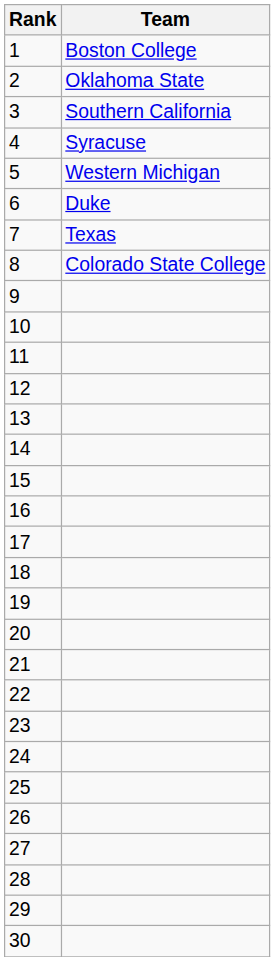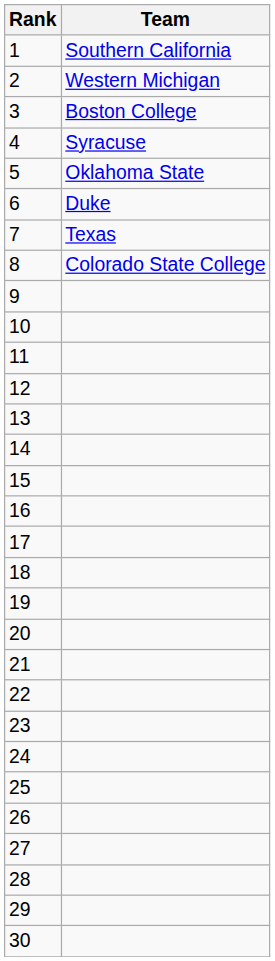(131, 50) Boston College -> (148, 50) Southern California
(135, 81) Oklahoma State -> (143, 81) Western Michigan
(148, 111) Southern California -> (131, 111) Boston College
(143, 173) Western Michigan -> (135, 173) Oklahoma State
